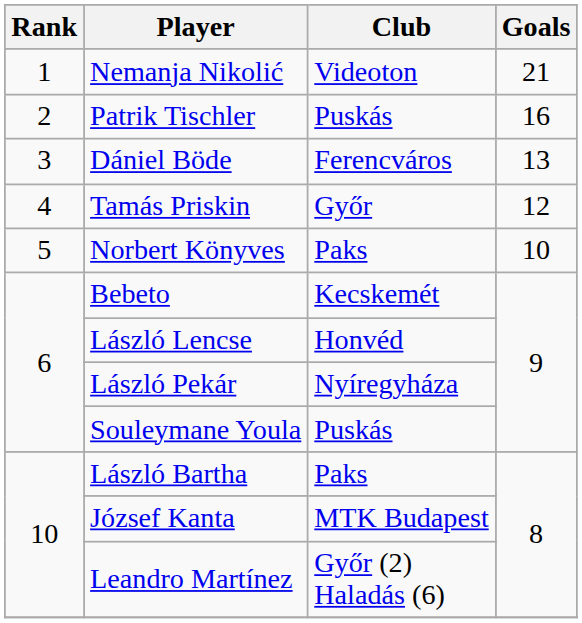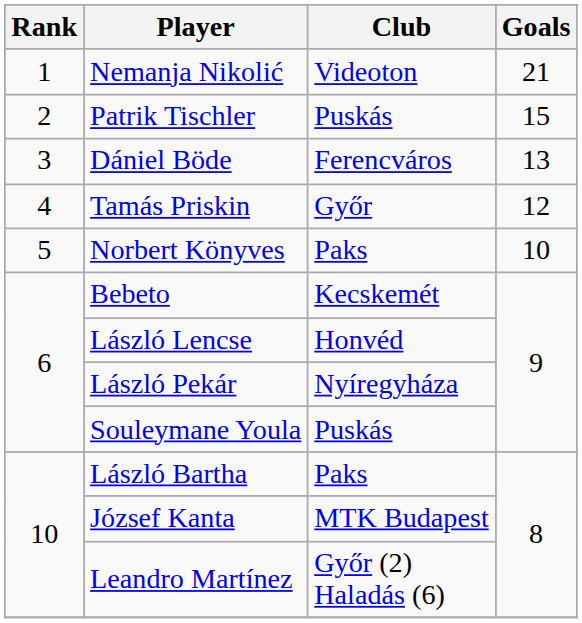(536, 116) 16 -> (536, 116) 15
